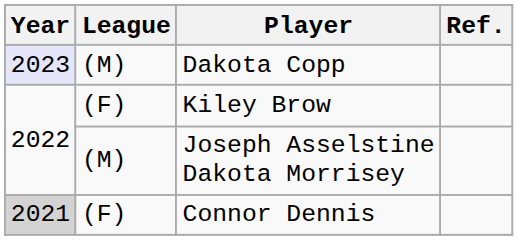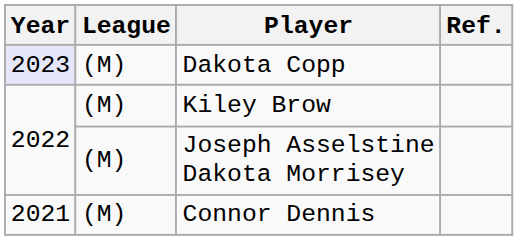(104, 106) (F) -> (104, 106) (M)
(40, 215) lightgrey background -> (40, 215) no background
(104, 215) (F) -> (104, 215) (M)
